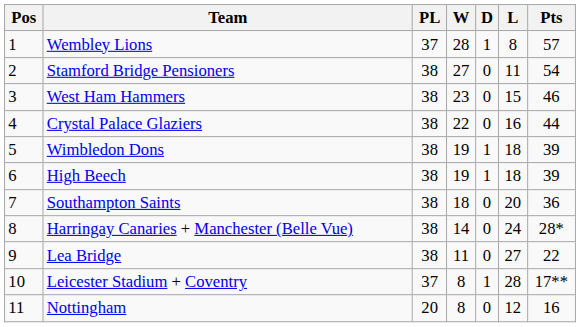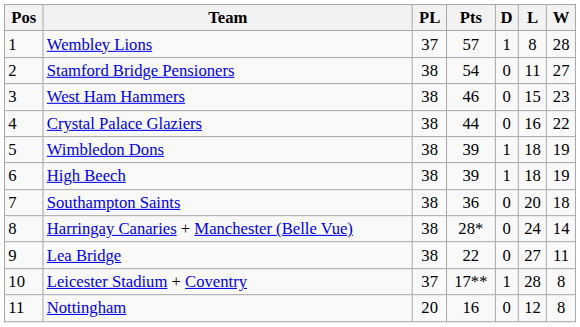columns swapped: (461, 17) <-> (551, 17)
